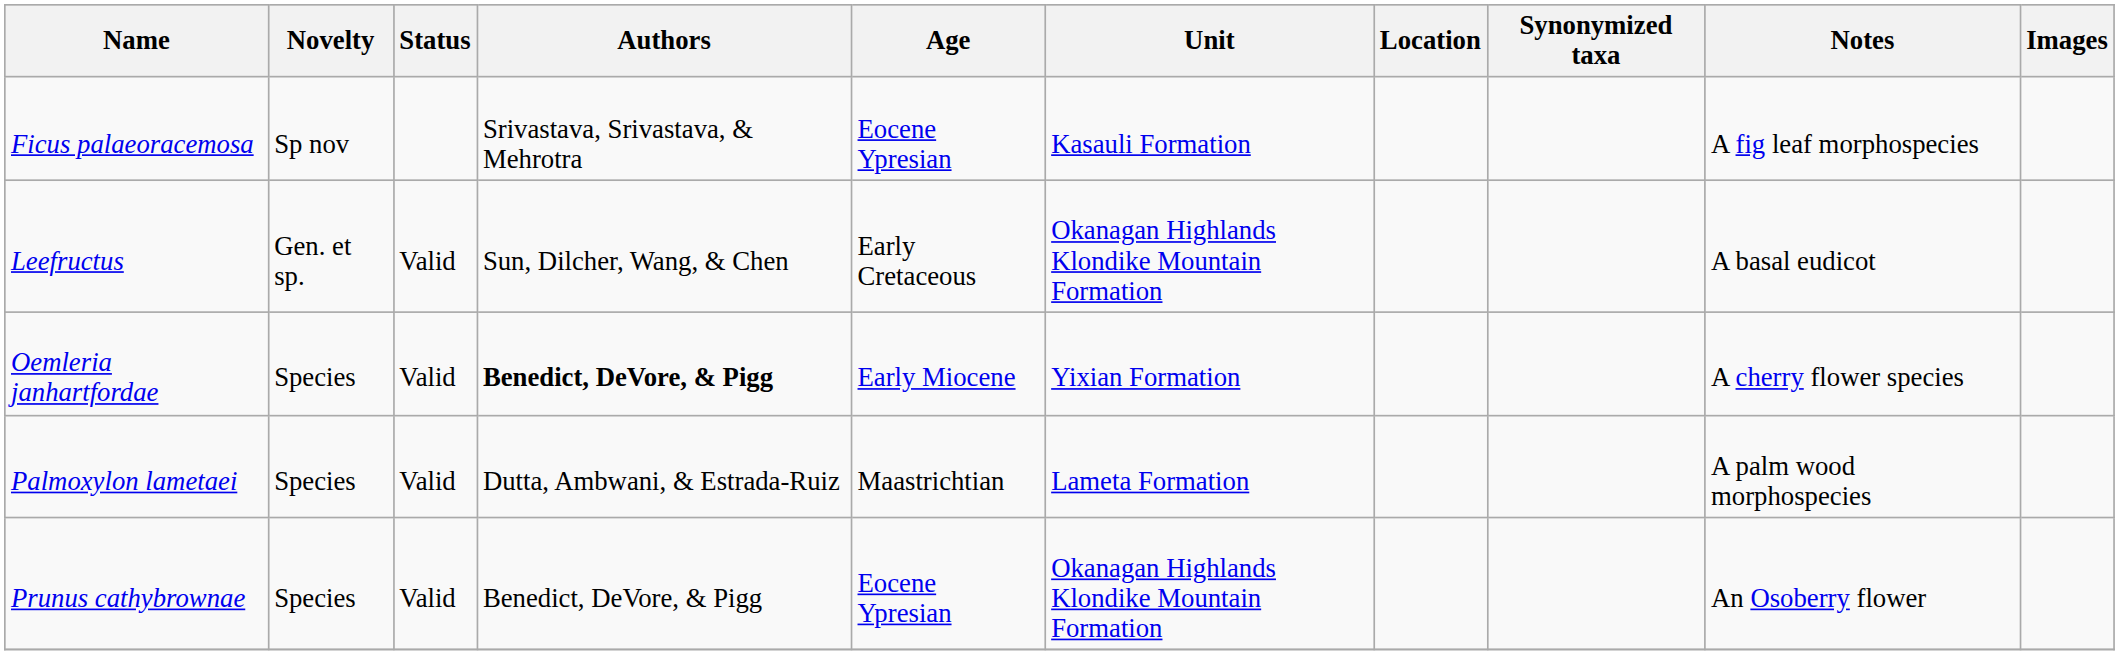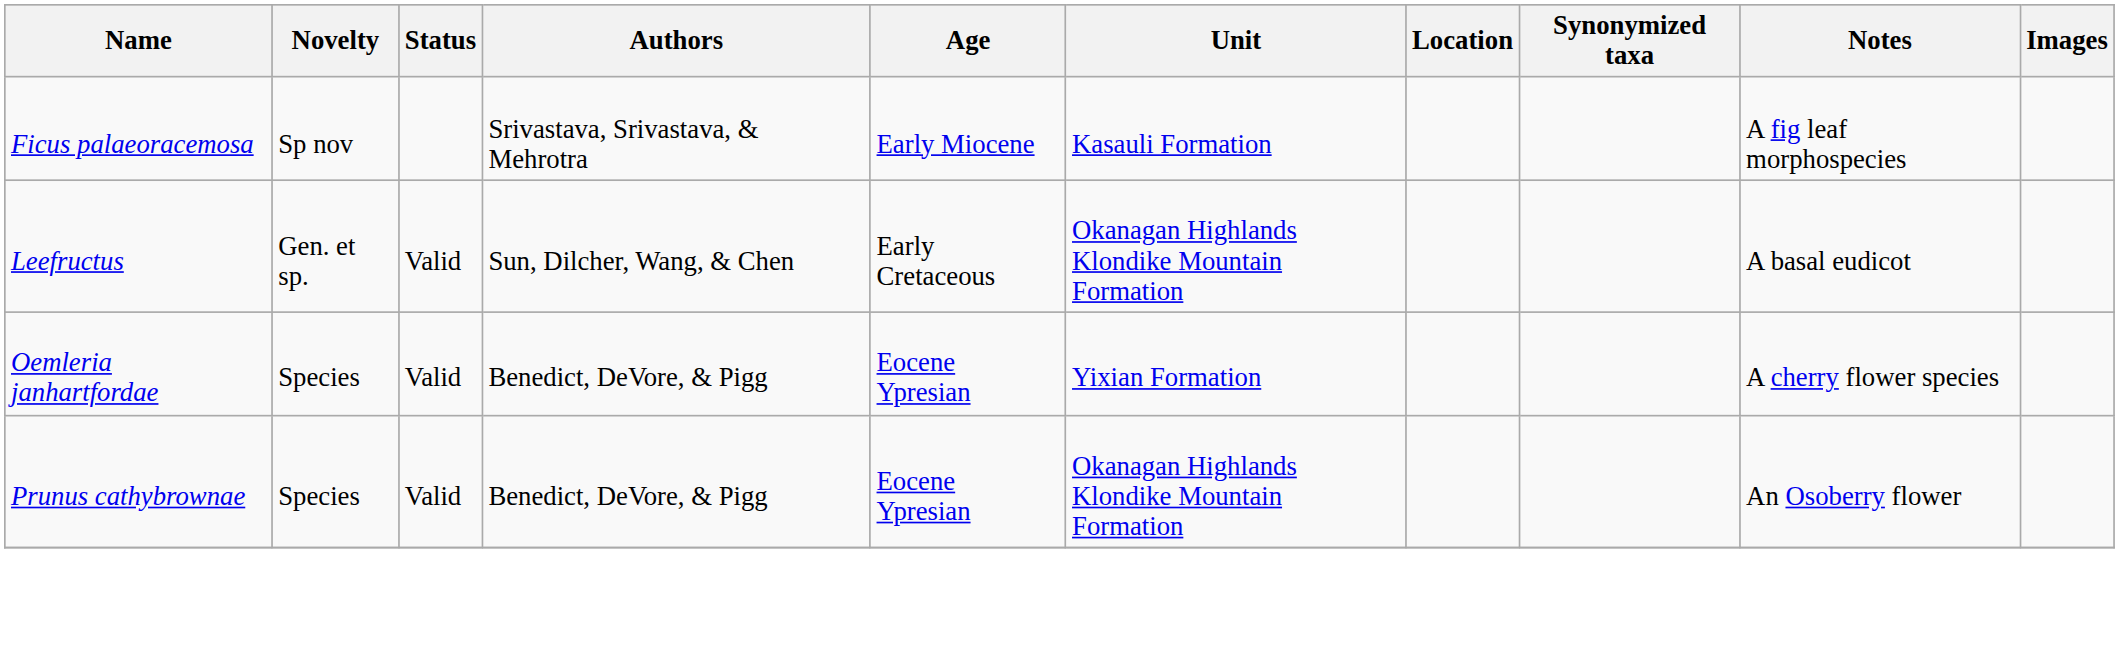(905, 143) Eocene Ypresian -> (956, 143) Early Miocene
(628, 378) bold -> (628, 378) normal
(937, 378) Early Miocene -> (924, 378) Eocene Ypresian
- row: (124, 480)
